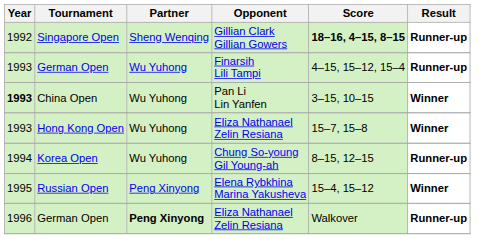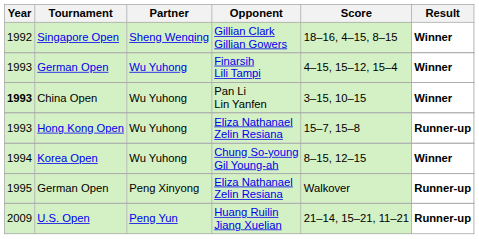(358, 38) bold -> (351, 38) normal
(439, 38) Runner-up -> (433, 38) Winner
(439, 68) Runner-up -> (433, 68) Winner
(429, 128) Winner -> (443, 128) Runner-up
(439, 159) Runner-up -> (433, 159) Winner
- row: (73, 189)
(20, 219) 1996 -> (20, 189) 1995
(167, 219) bold -> (164, 189) normal
+ row: (63, 219)
